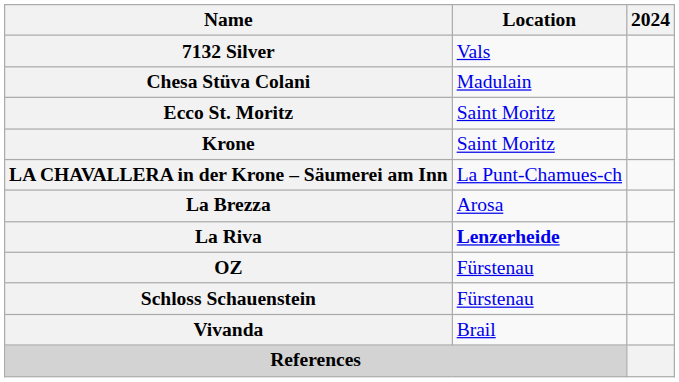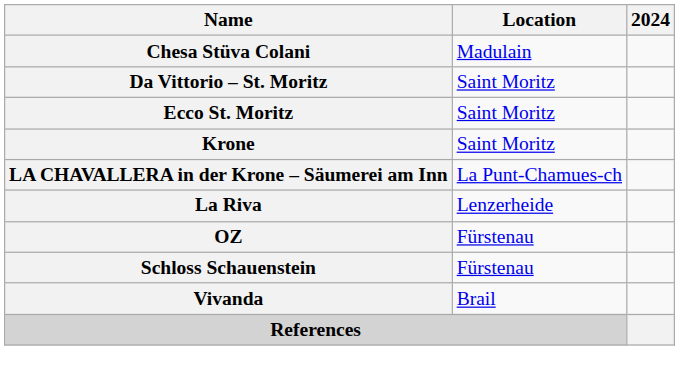- row: (228, 50)
+ row: (228, 81)
- row: (228, 205)
(508, 236) bold -> (505, 205) normal
